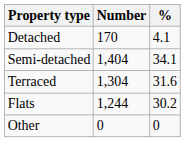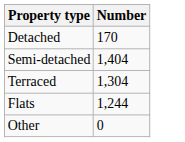- column: (165, 15)
